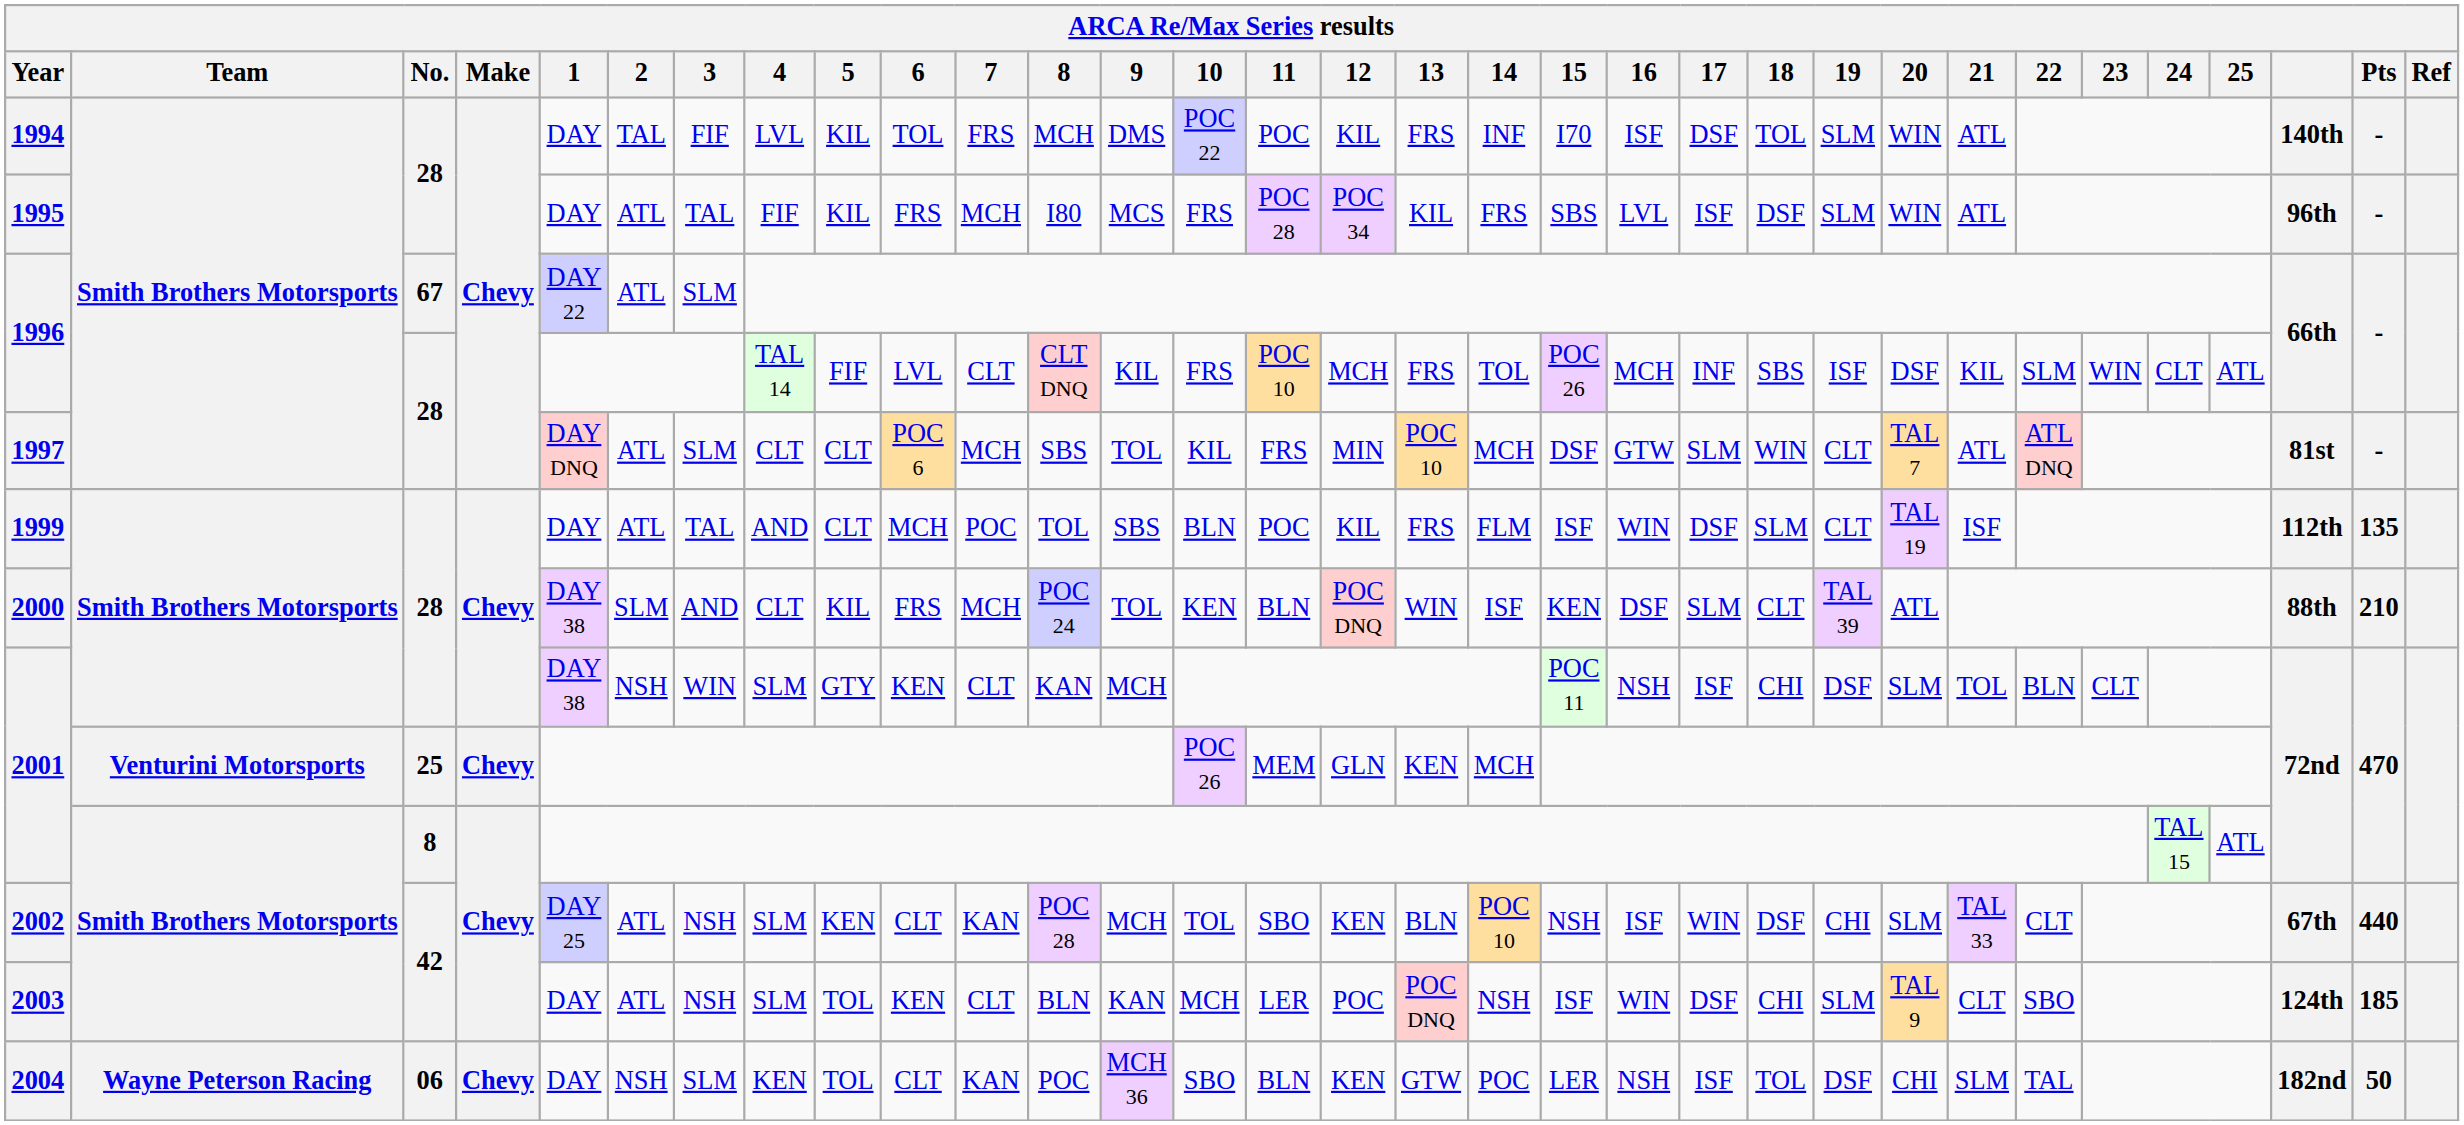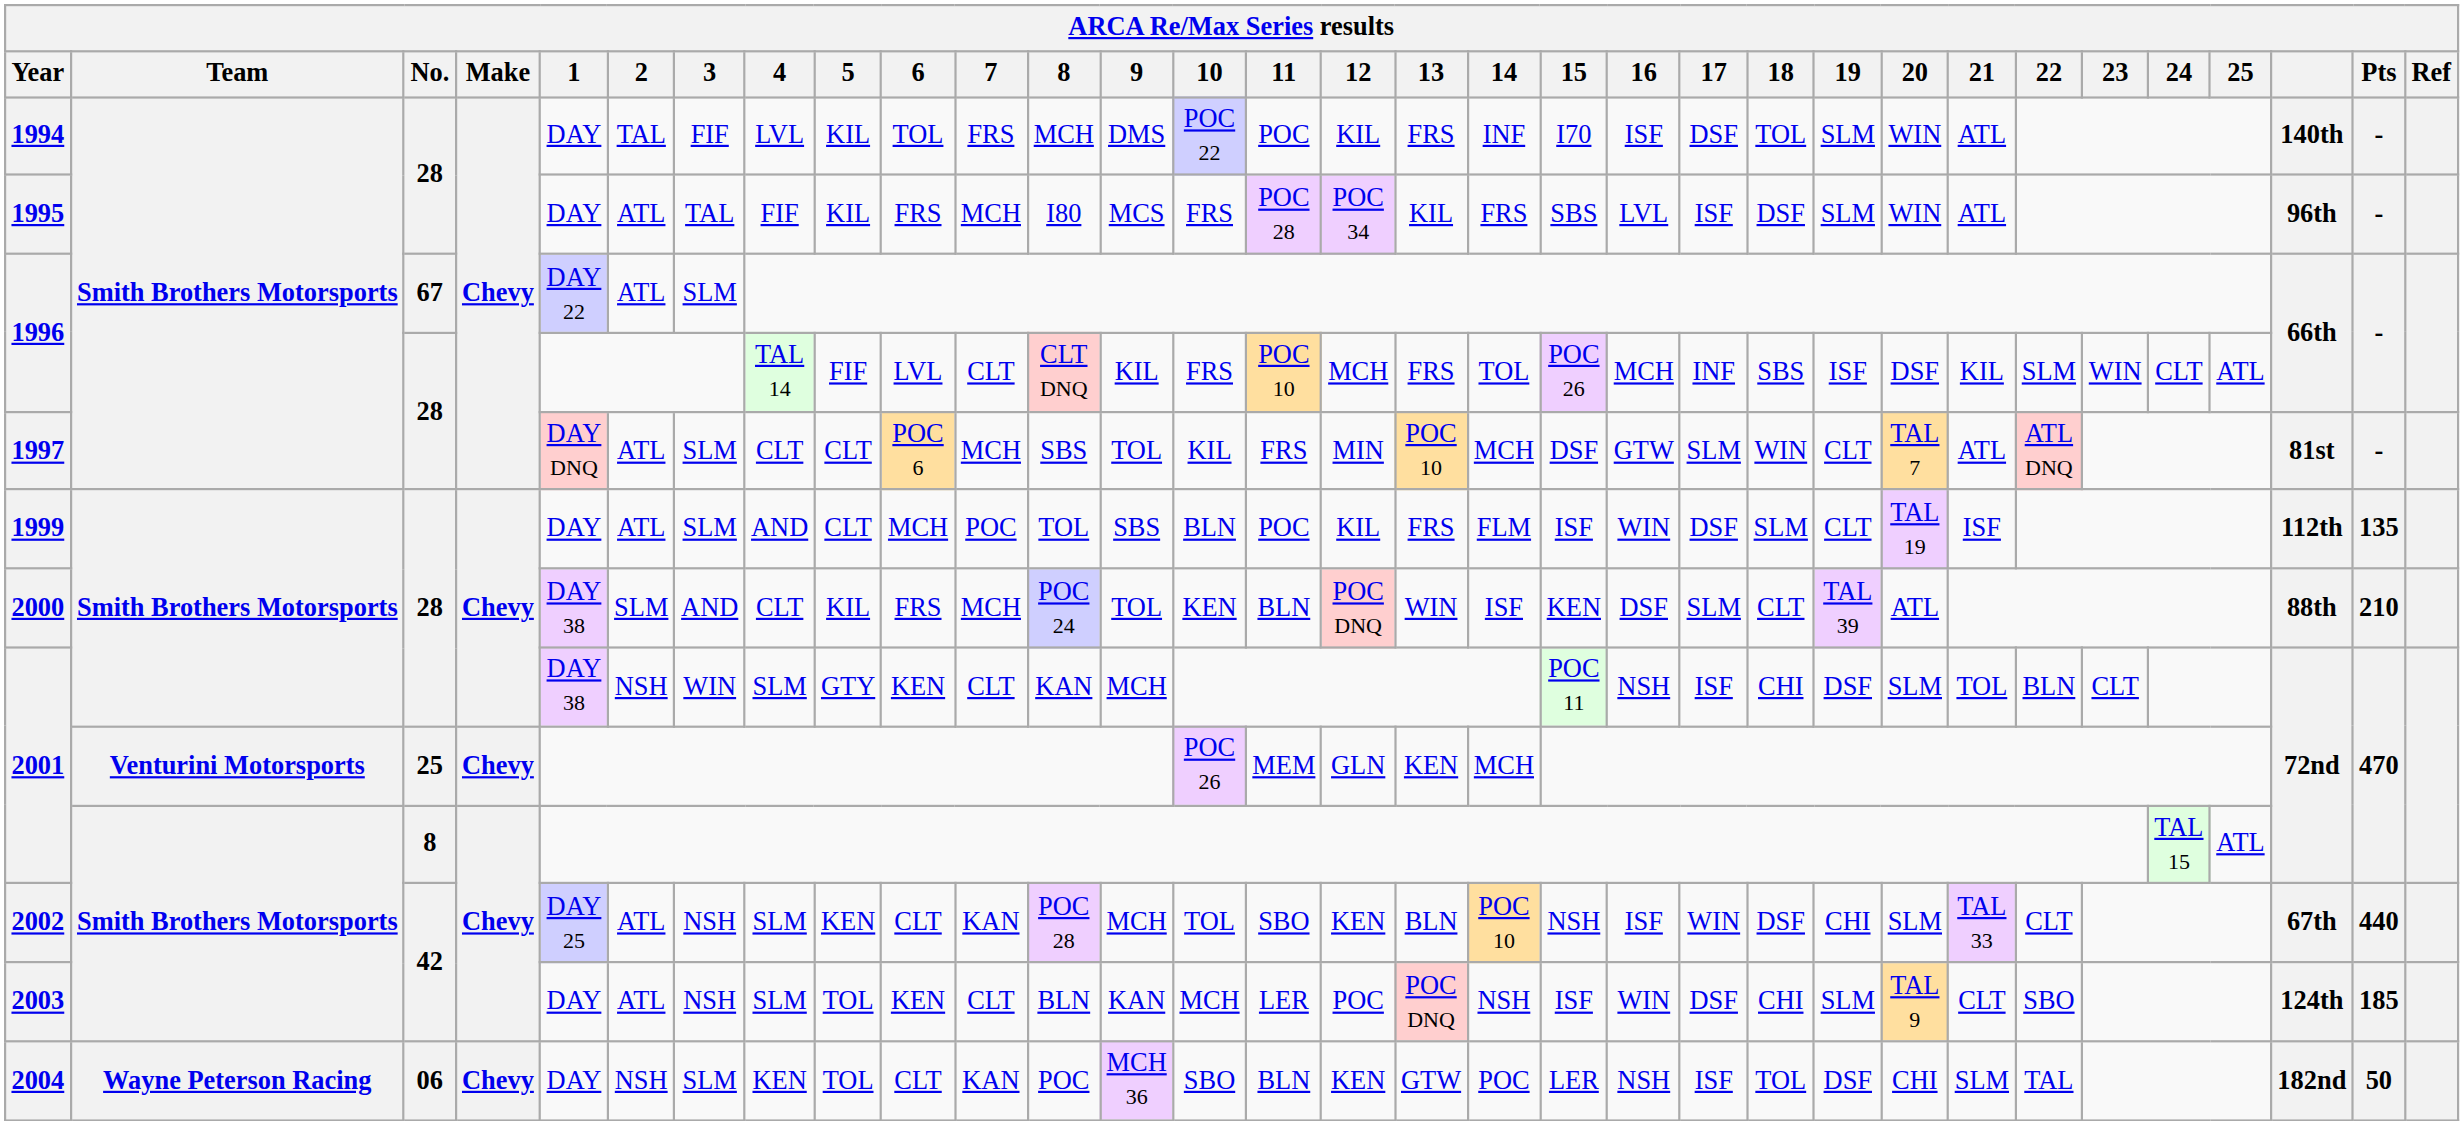(710, 528) TAL -> (710, 528) SLM
